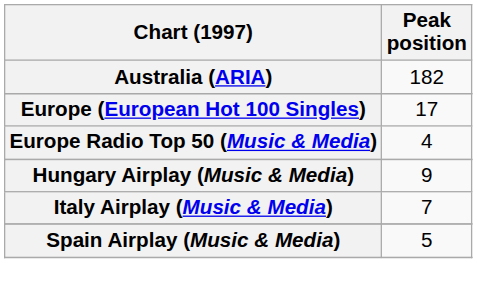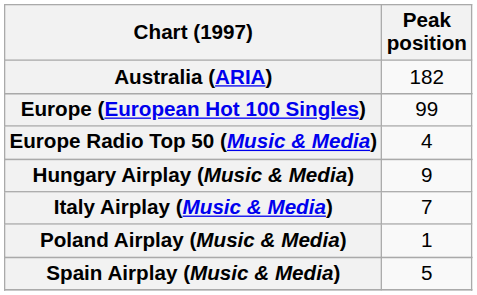(427, 109) 17 -> (427, 109) 99
+ row: (193, 240)
